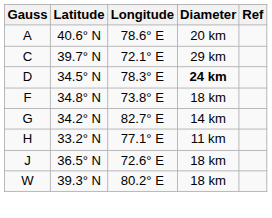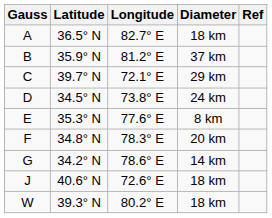(79, 35) 40.6° N -> (79, 35) 36.5° N
(142, 35) 78.6° E -> (142, 35) 82.7° E
(208, 35) 20 km -> (208, 35) 18 km
+ row: (27, 56)
(142, 77) 78.3° E -> (142, 98) 73.8° E
(208, 77) bold -> (208, 98) normal
+ row: (27, 118)
(142, 98) 73.8° E -> (142, 139) 78.3° E
(208, 98) 18 km -> (208, 139) 20 km
(142, 118) 82.7° E -> (142, 160) 78.6° E
- row: (27, 139)
(79, 160) 36.5° N -> (79, 181) 40.6° N
